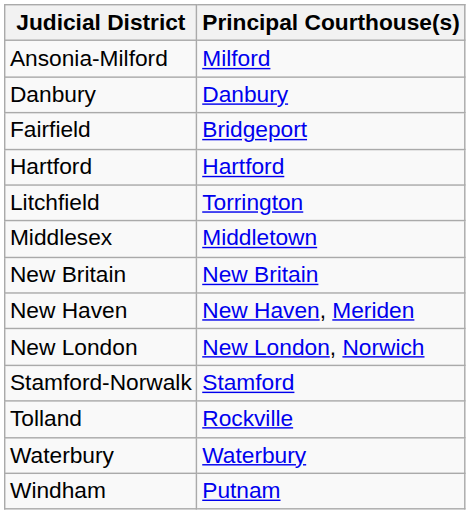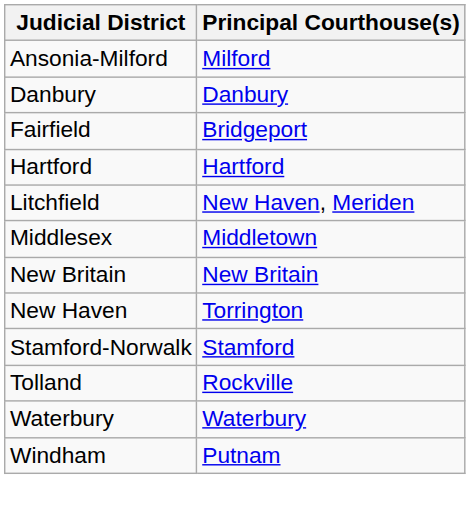(253, 202) Torrington -> (308, 202) New Haven, Meriden
(308, 310) New Haven, Meriden -> (253, 310) Torrington
- row: (74, 346)
